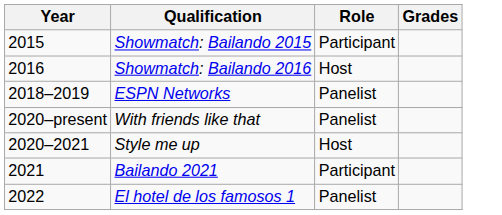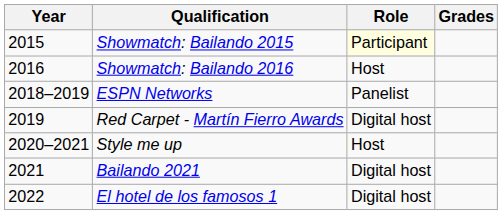(357, 42) no background -> (389, 42) lightyellow background
+ row: (220, 119)
- row: (187, 119)
(357, 171) Participant -> (391, 171) Digital host
(347, 196) Panelist -> (391, 196) Digital host
